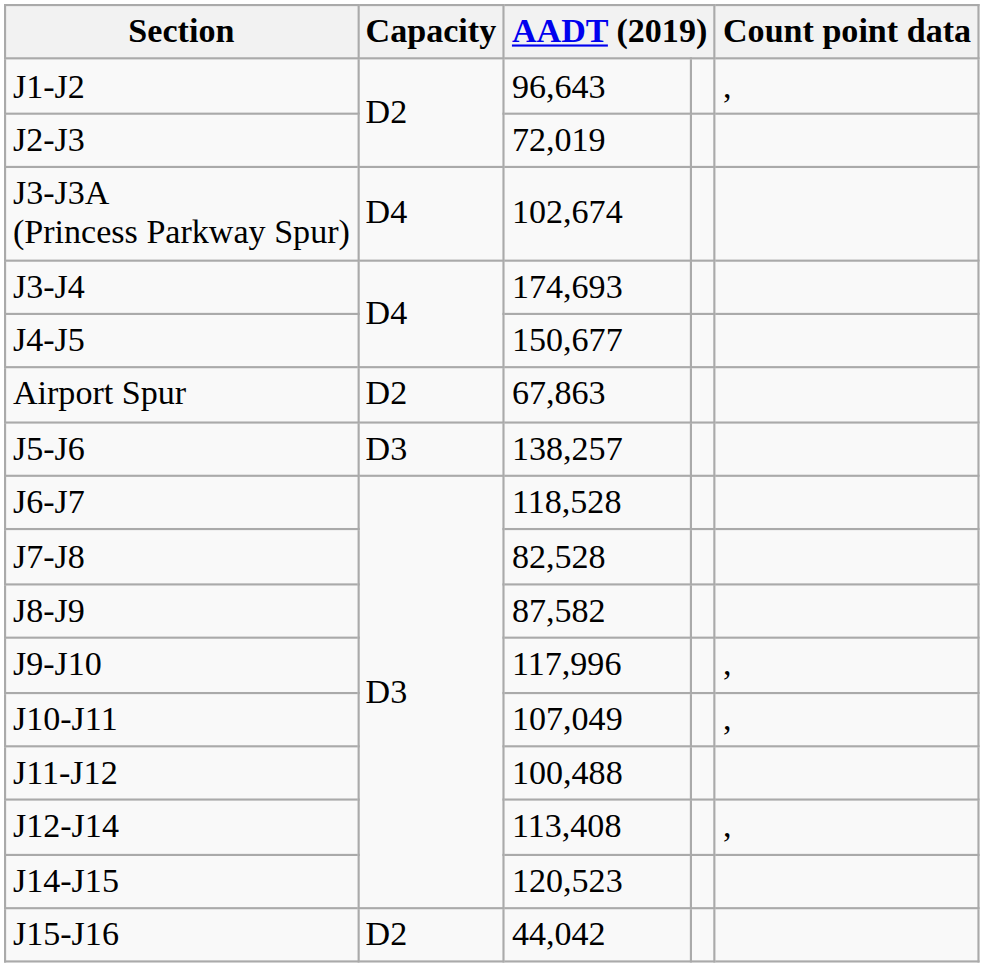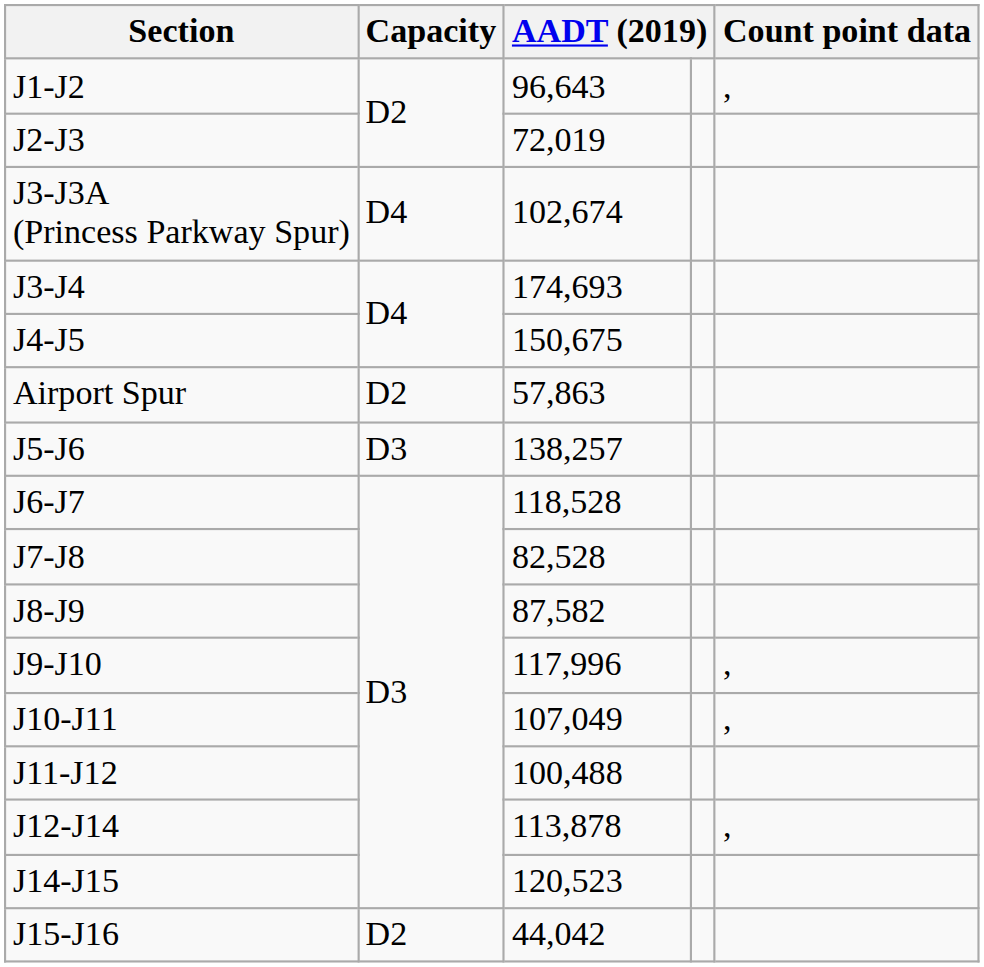(567, 340) 150,677 -> (567, 340) 150,675
(559, 394) 67,863 -> (559, 394) 57,863
(567, 826) 113,408 -> (567, 826) 113,878
